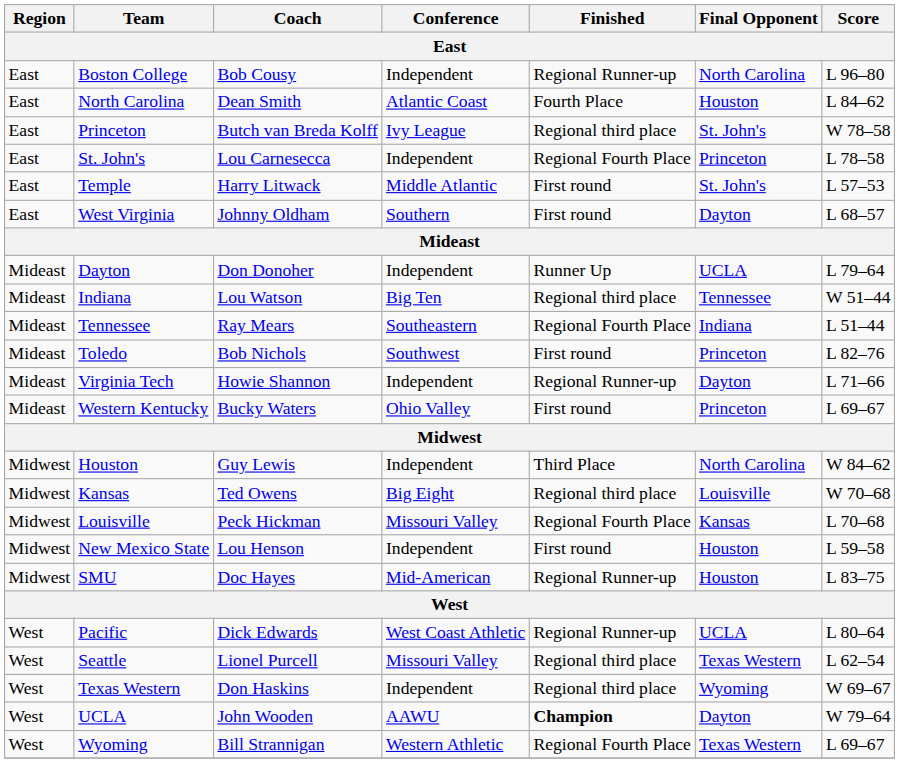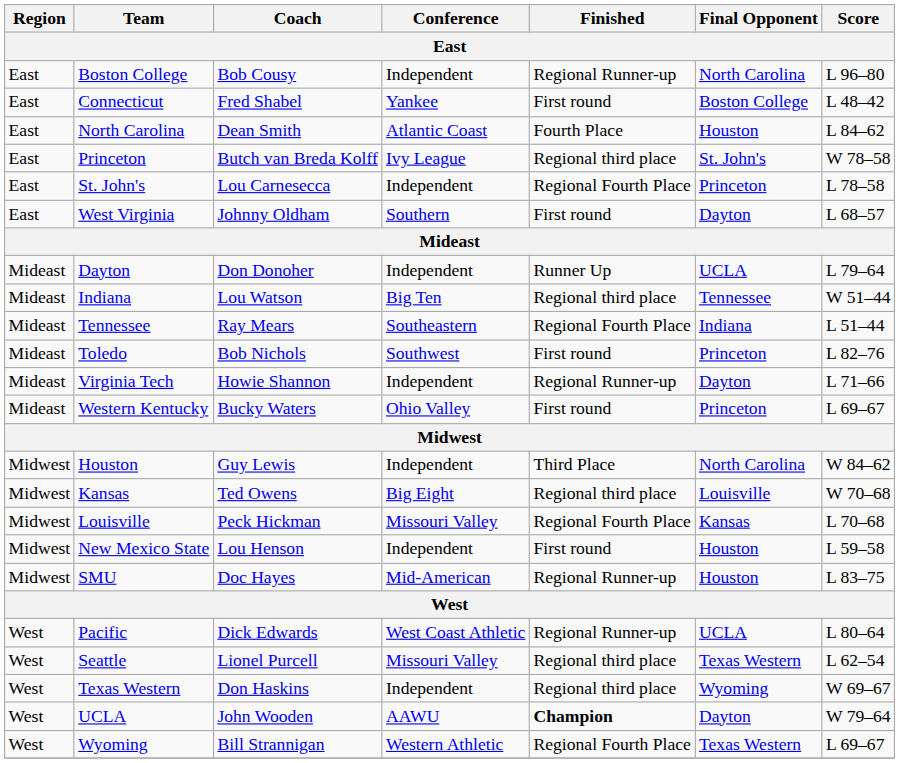+ row: (121, 102)
- row: (105, 185)
